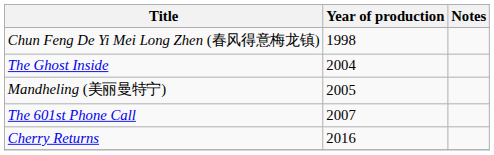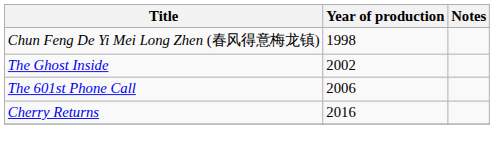(341, 65) 2004 -> (341, 65) 2002
- row: (87, 89)
(341, 115) 2007 -> (341, 88) 2006
